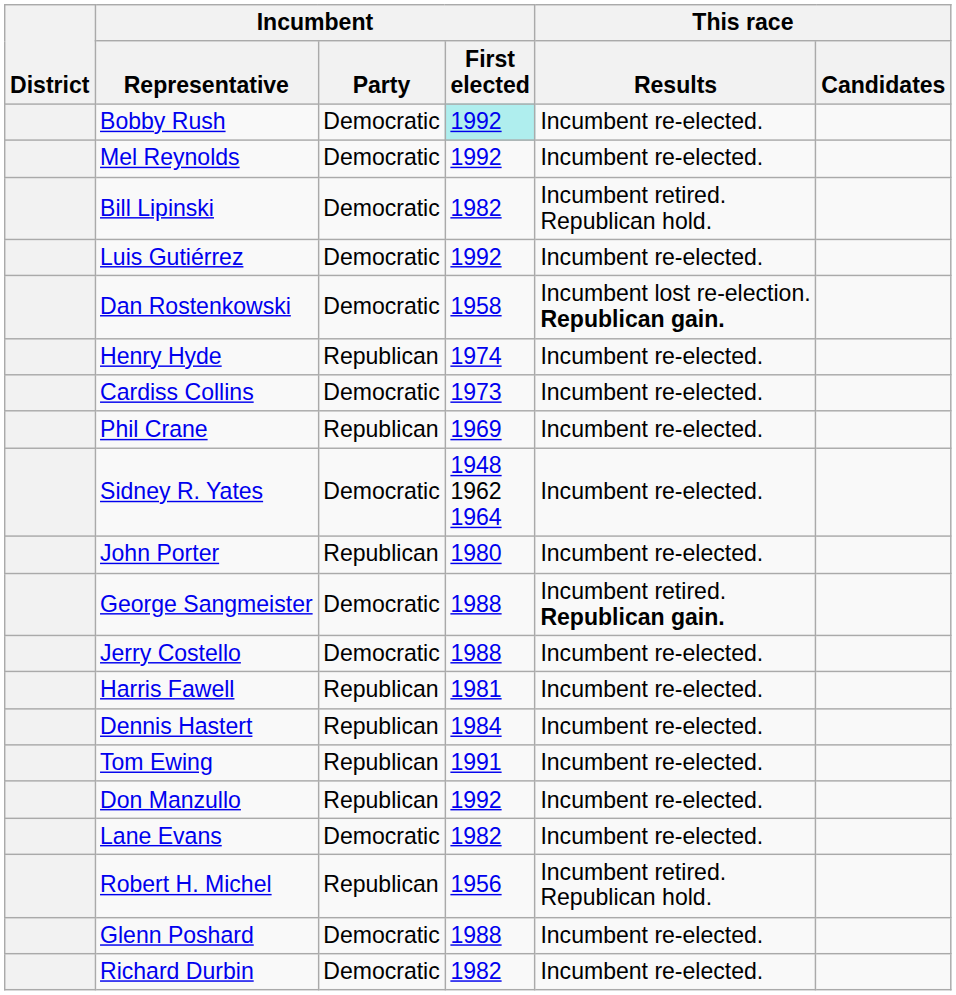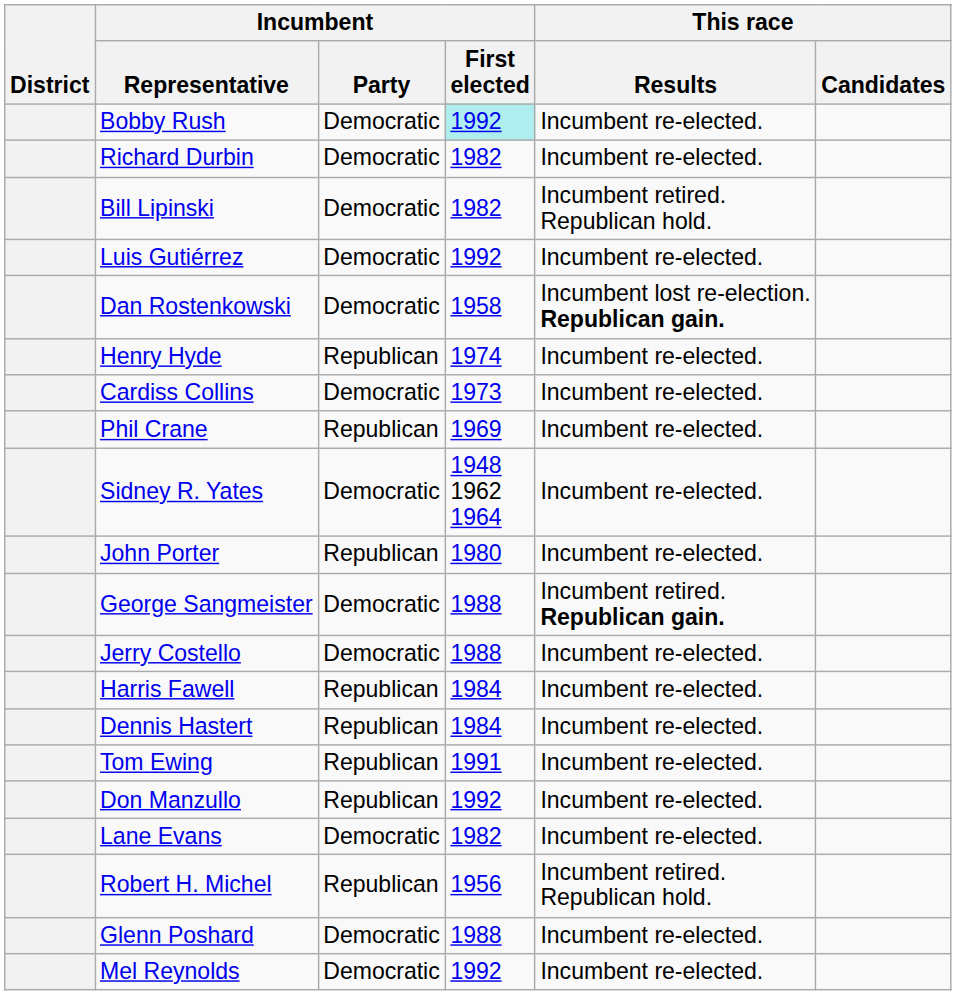rows swapped: (170, 158) <-> (177, 971)
(476, 689) 1981 -> (476, 689) 1984
